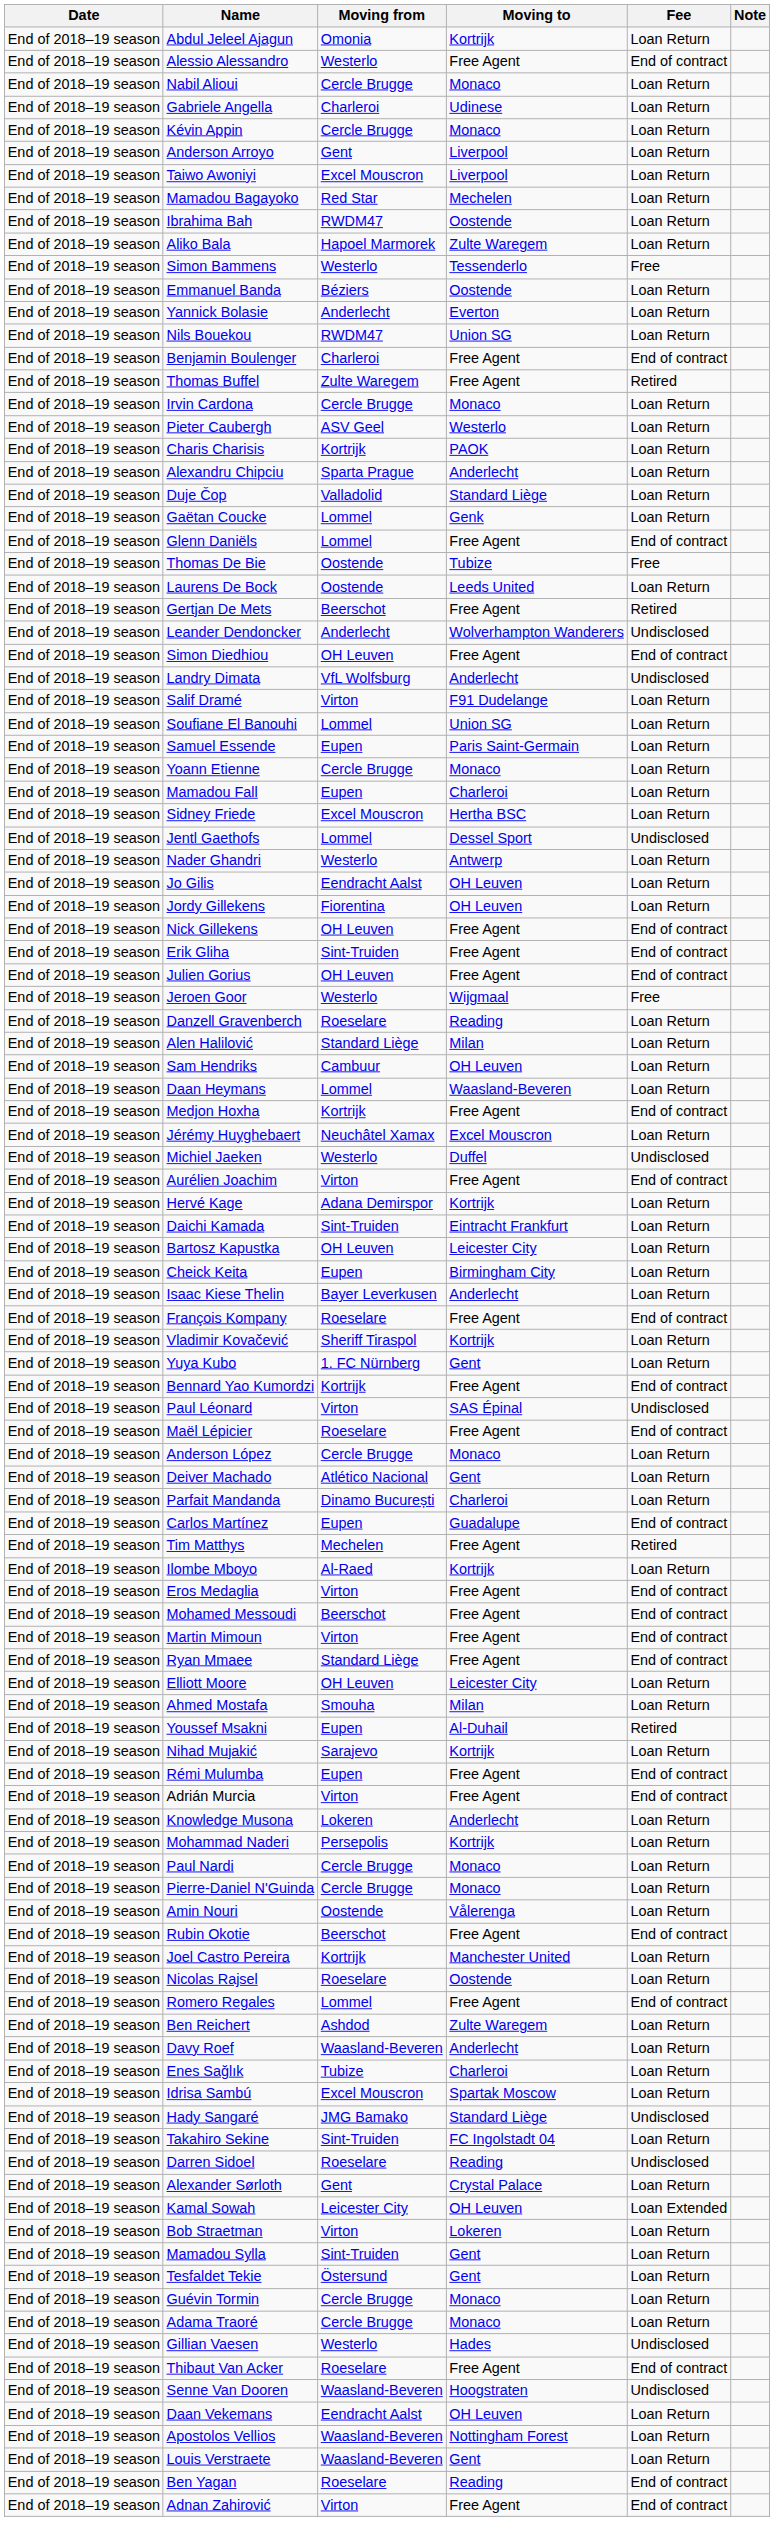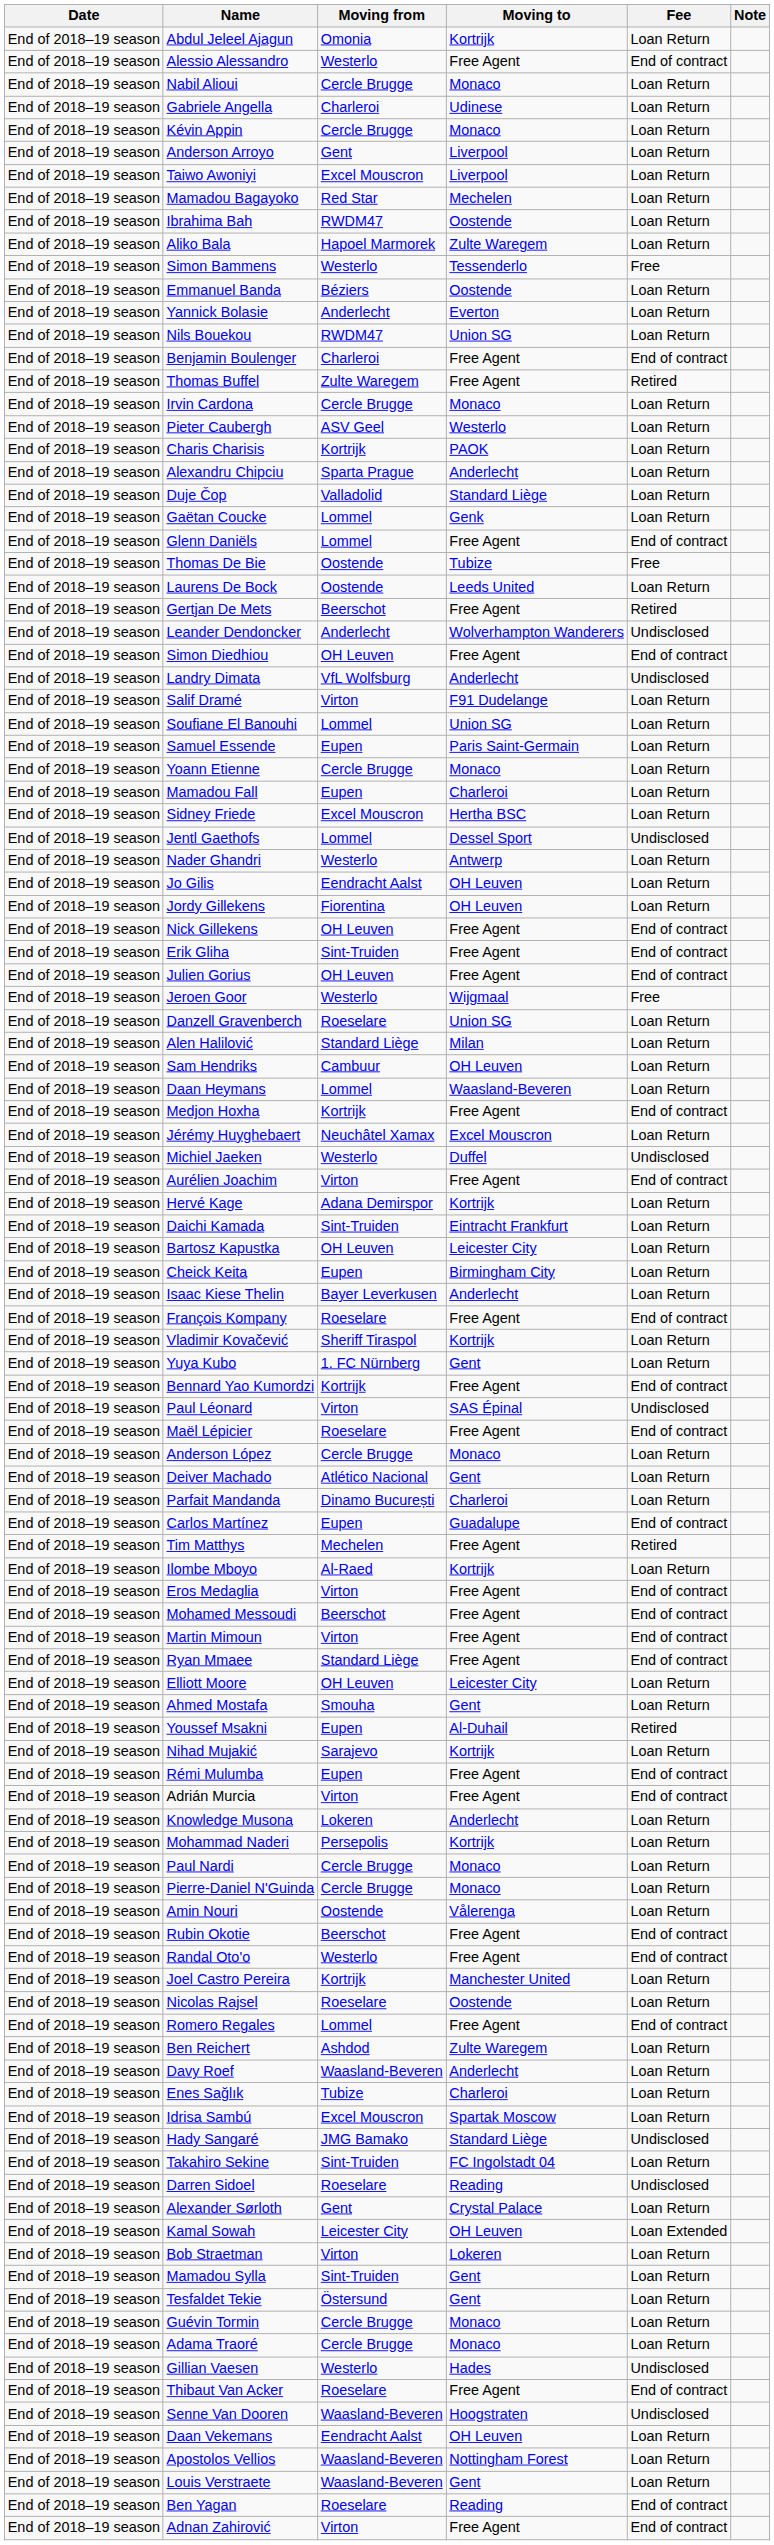(476, 1020) Reading -> (481, 1020) Union SG
(467, 1705) Milan -> (465, 1705) Gent
+ row: (208, 1957)
